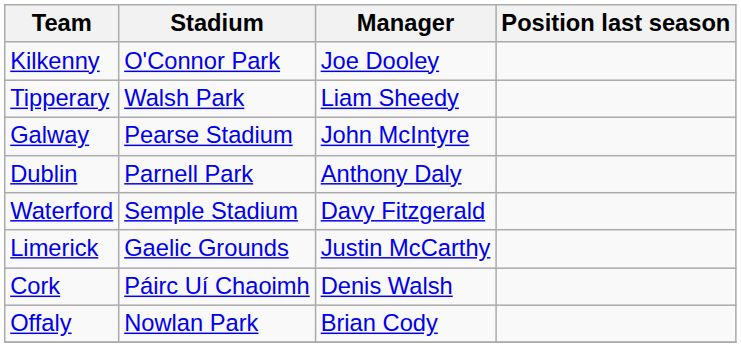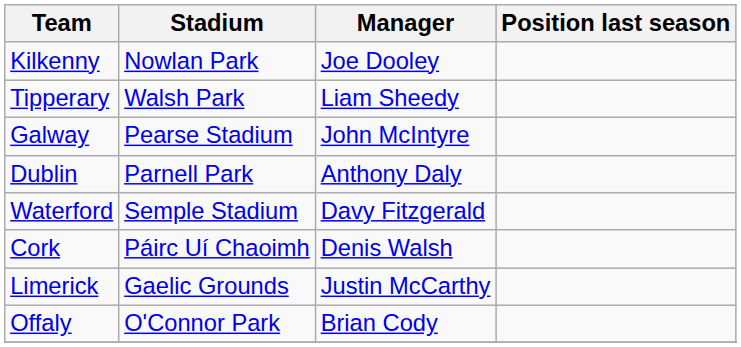(202, 60) O'Connor Park -> (191, 60) Nowlan Park
rows swapped: (54, 248) <-> (35, 286)
(191, 323) Nowlan Park -> (202, 323) O'Connor Park
